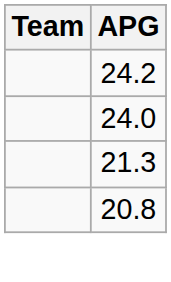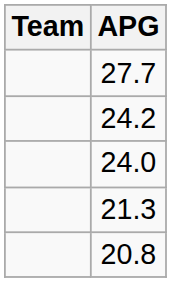+ row: (128, 72)
